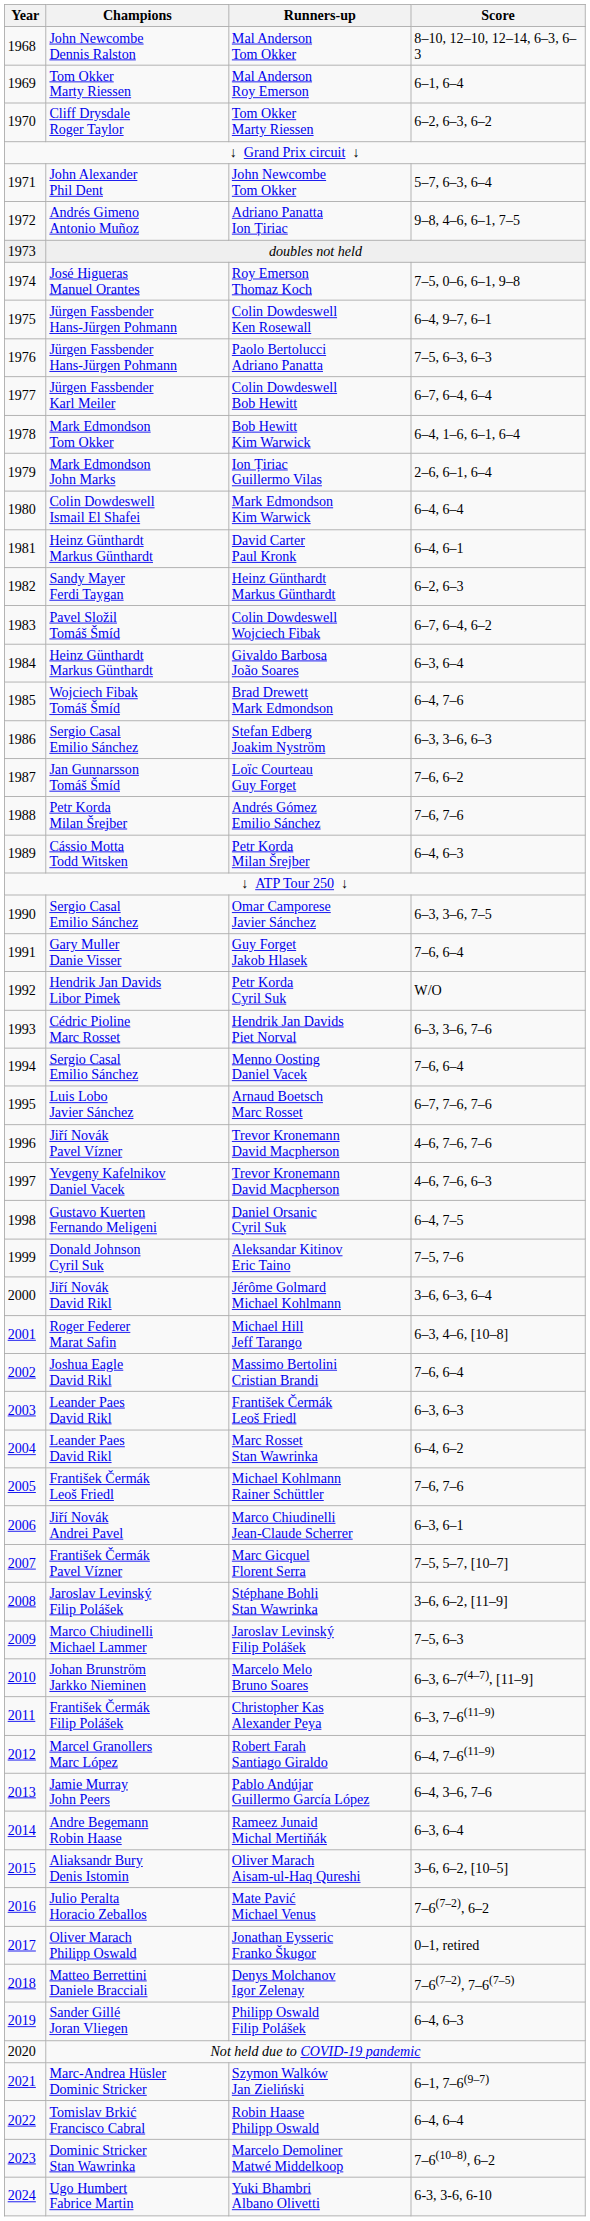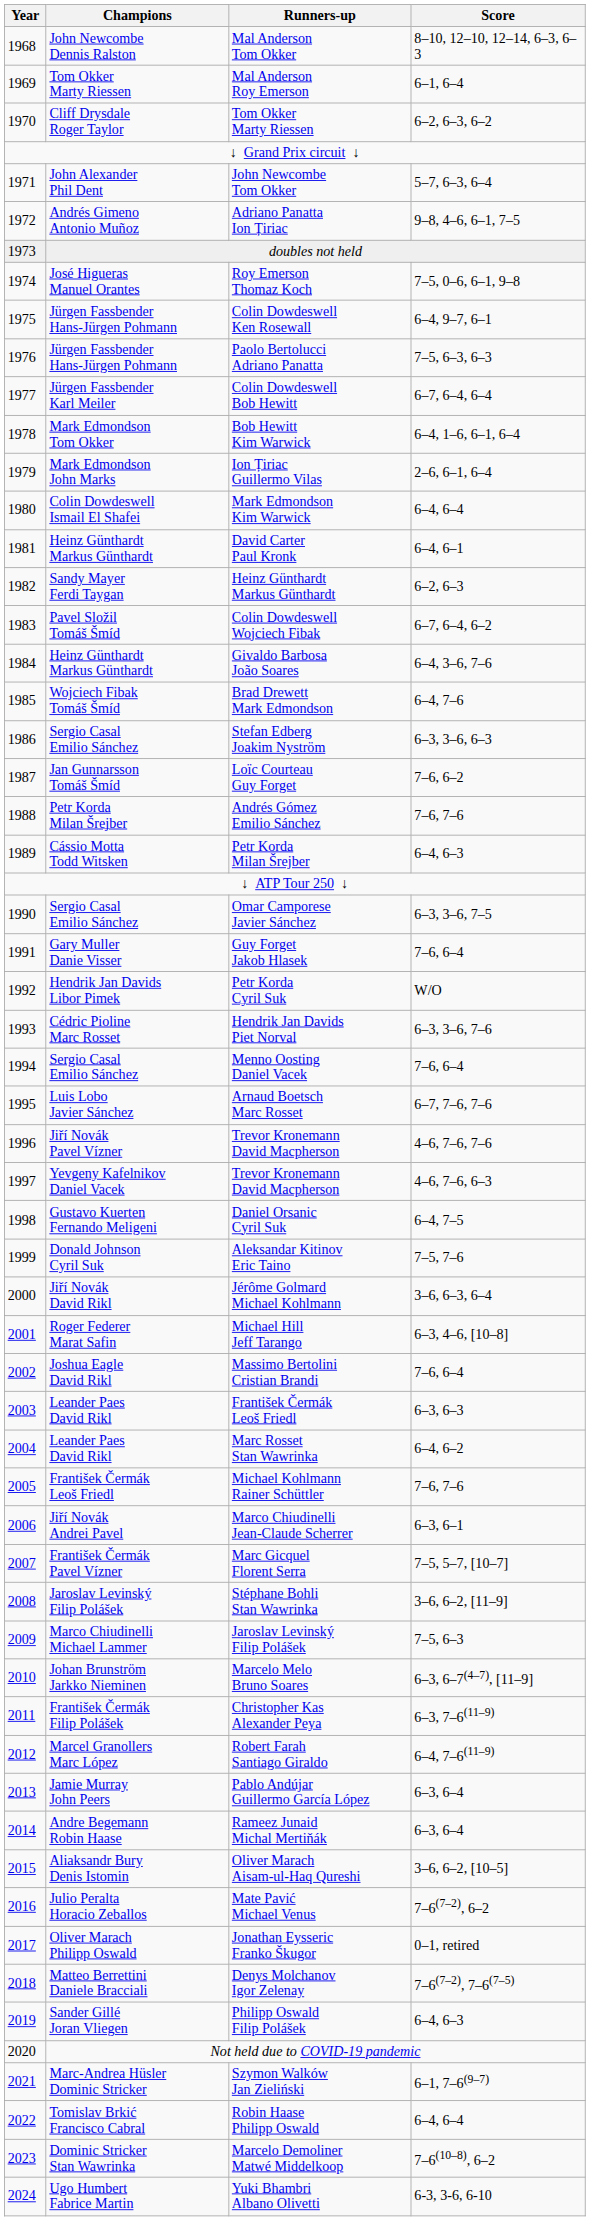(439, 663) 6–3, 6–4 -> (453, 663) 6–4, 3–6, 7–6
(453, 1792) 6–4, 3–6, 7–6 -> (439, 1792) 6–3, 6–4
